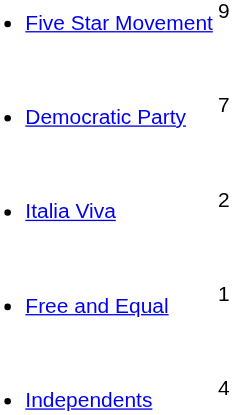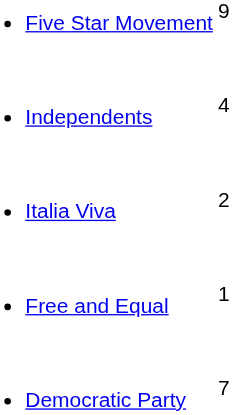rows swapped: (93, 118) <-> (93, 401)
